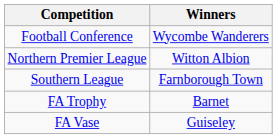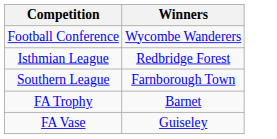+ row: (63, 58)
- row: (77, 58)
